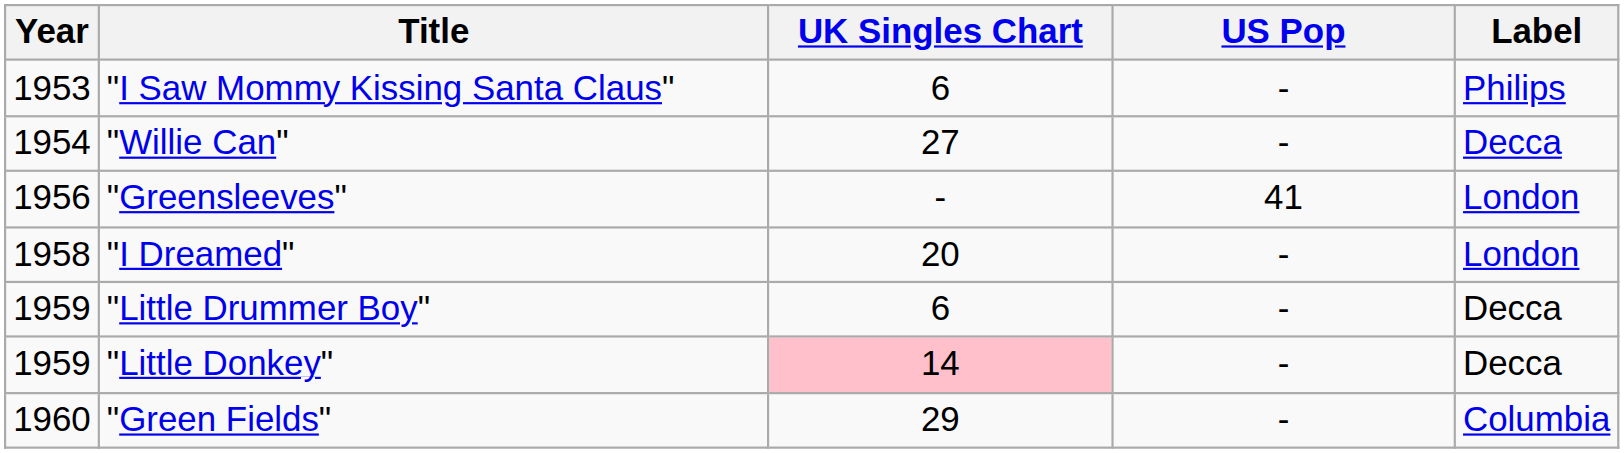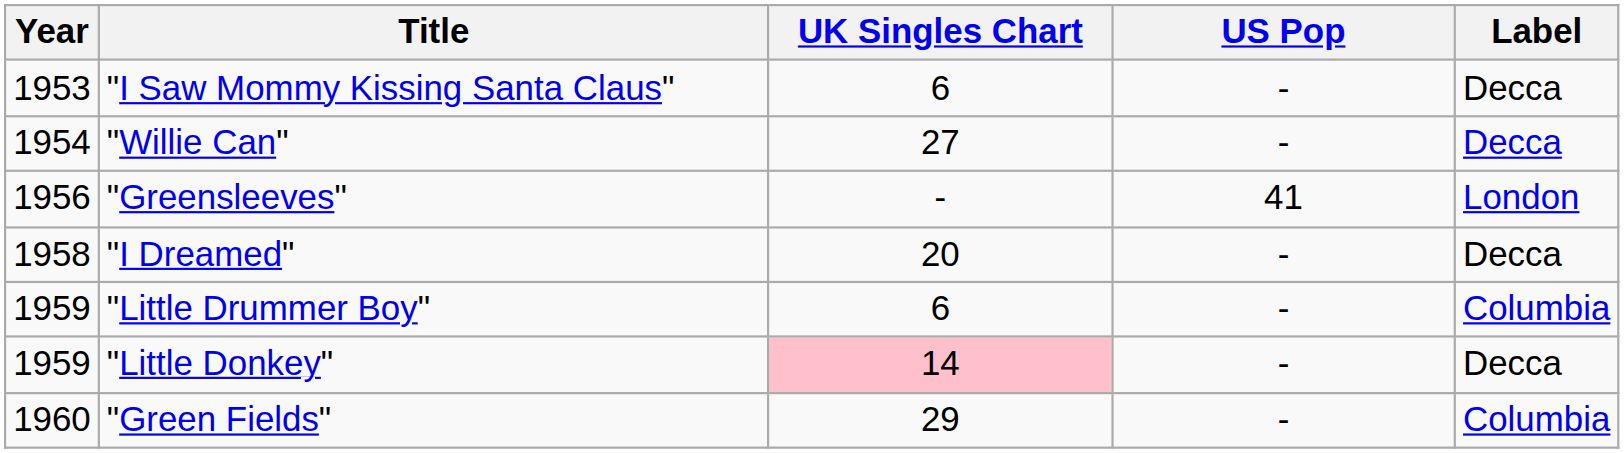(1514, 87) Philips -> (1512, 87) Decca
(1521, 253) London -> (1512, 253) Decca
(1512, 308) Decca -> (1537, 308) Columbia
